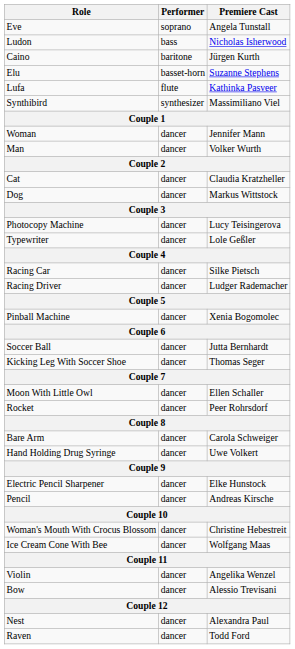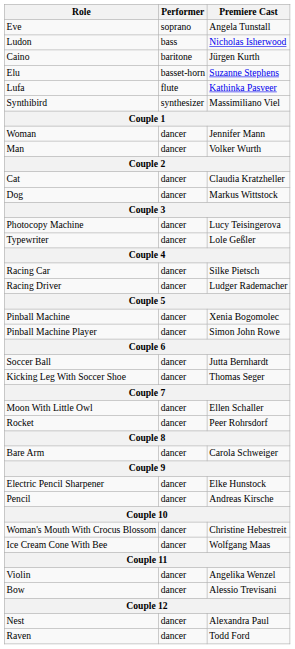+ row: (52, 331)
- row: (61, 453)
